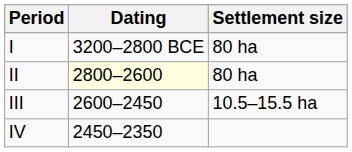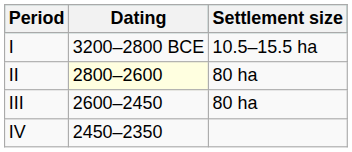(235, 47) 80 ha -> (265, 47) 10.5–15.5 ha
(265, 103) 10.5–15.5 ha -> (235, 103) 80 ha
